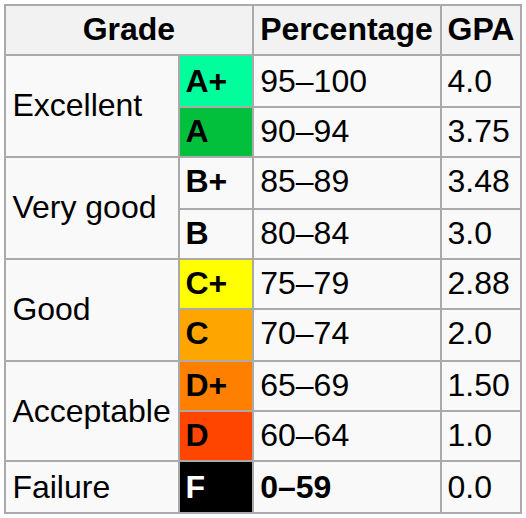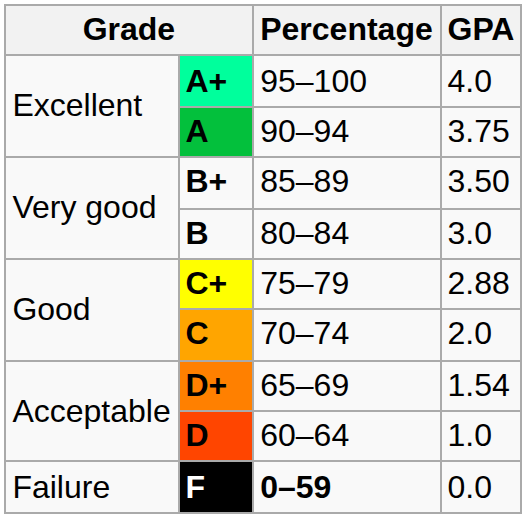(479, 182) 3.48 -> (479, 182) 3.50
(479, 385) 1.50 -> (479, 385) 1.54
